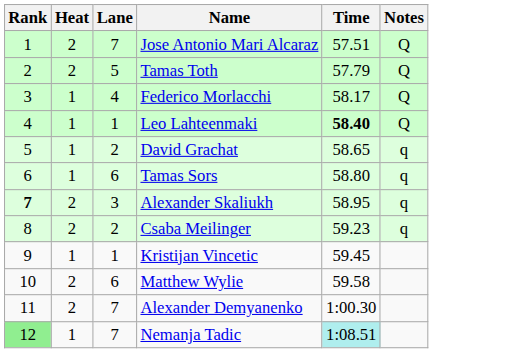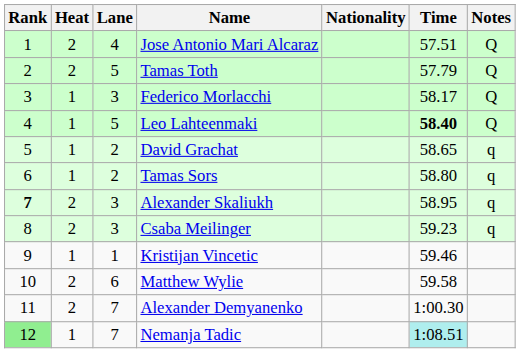+ column: (366, 17)
(115, 44) 7 -> (115, 44) 4
(115, 96) 4 -> (115, 96) 3
(115, 123) 1 -> (115, 123) 5
(115, 176) 6 -> (115, 176) 2
(115, 228) 2 -> (115, 228) 3
(351, 255) 59.45 -> (438, 255) 59.46
